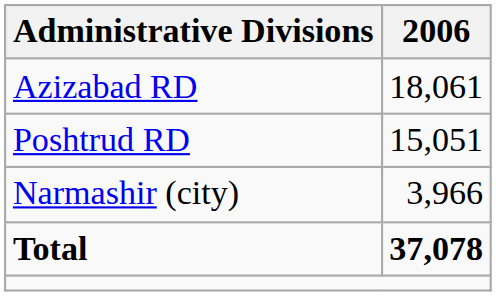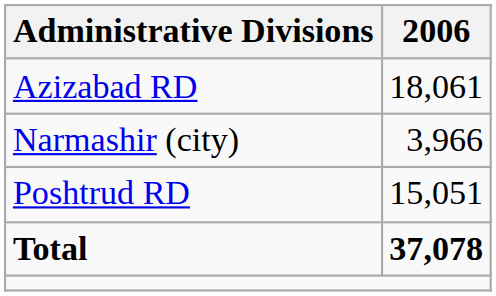rows swapped: (101, 139) <-> (126, 193)
